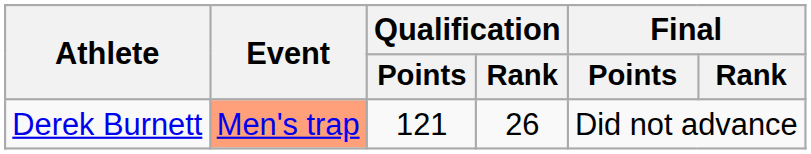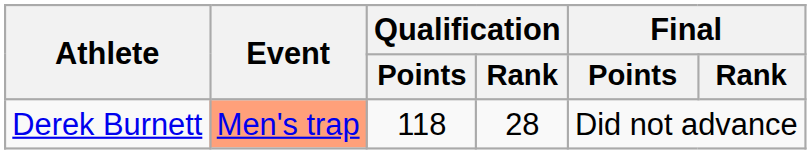(422, 124) 121 -> (422, 124) 118
(522, 124) 26 -> (522, 124) 28
